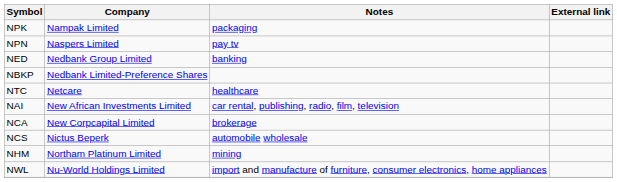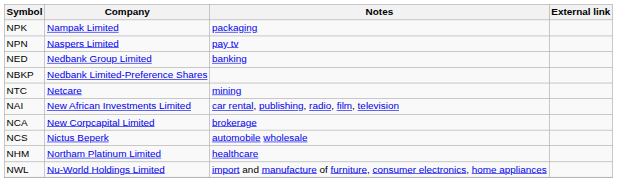(235, 91) healthcare -> (227, 91) mining
(227, 153) mining -> (235, 153) healthcare
